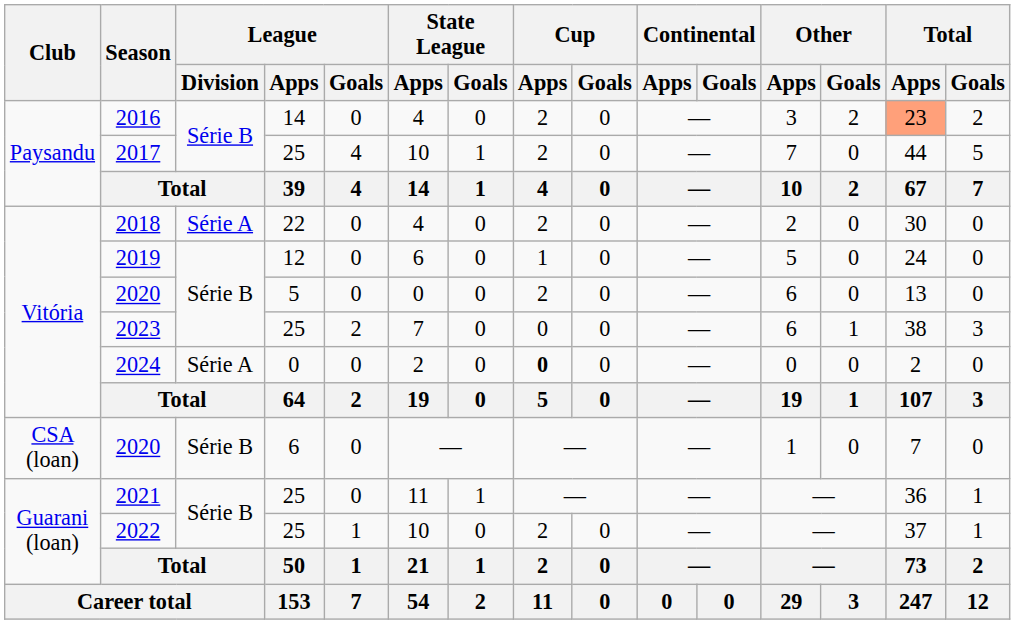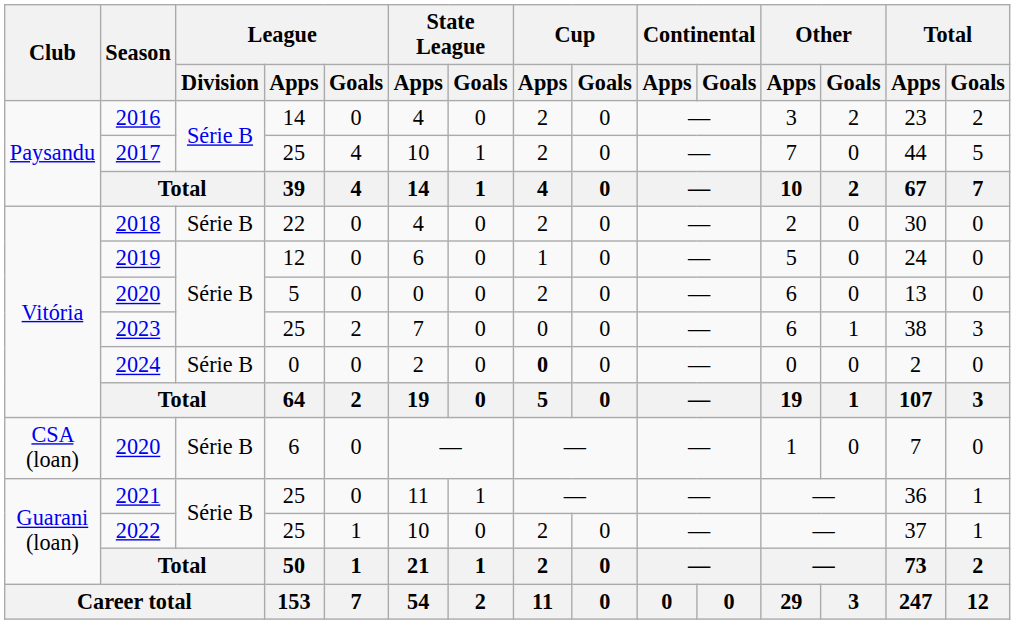(916, 117) lightsalmon background -> (916, 117) no background
(220, 223) Série A -> (220, 223) Série B
(220, 364) Série A -> (220, 364) Série B
